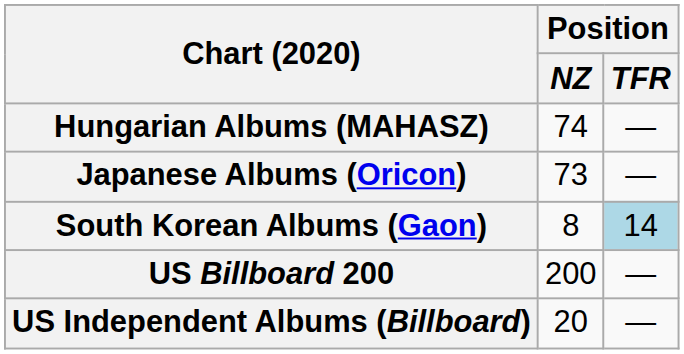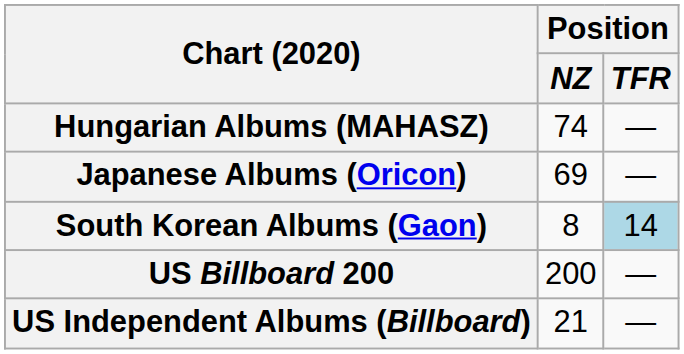(571, 175) 73 -> (571, 175) 69
(571, 322) 20 -> (571, 322) 21
